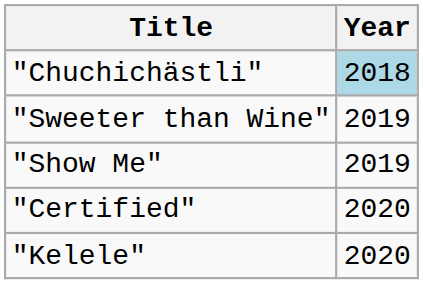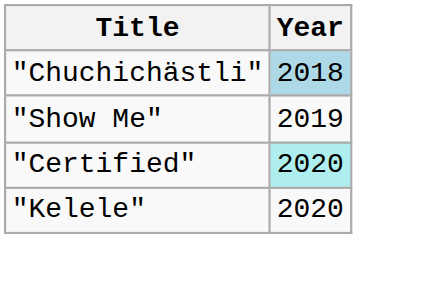- row: (171, 119)
(377, 210) no background -> (310, 165) paleturquoise background
